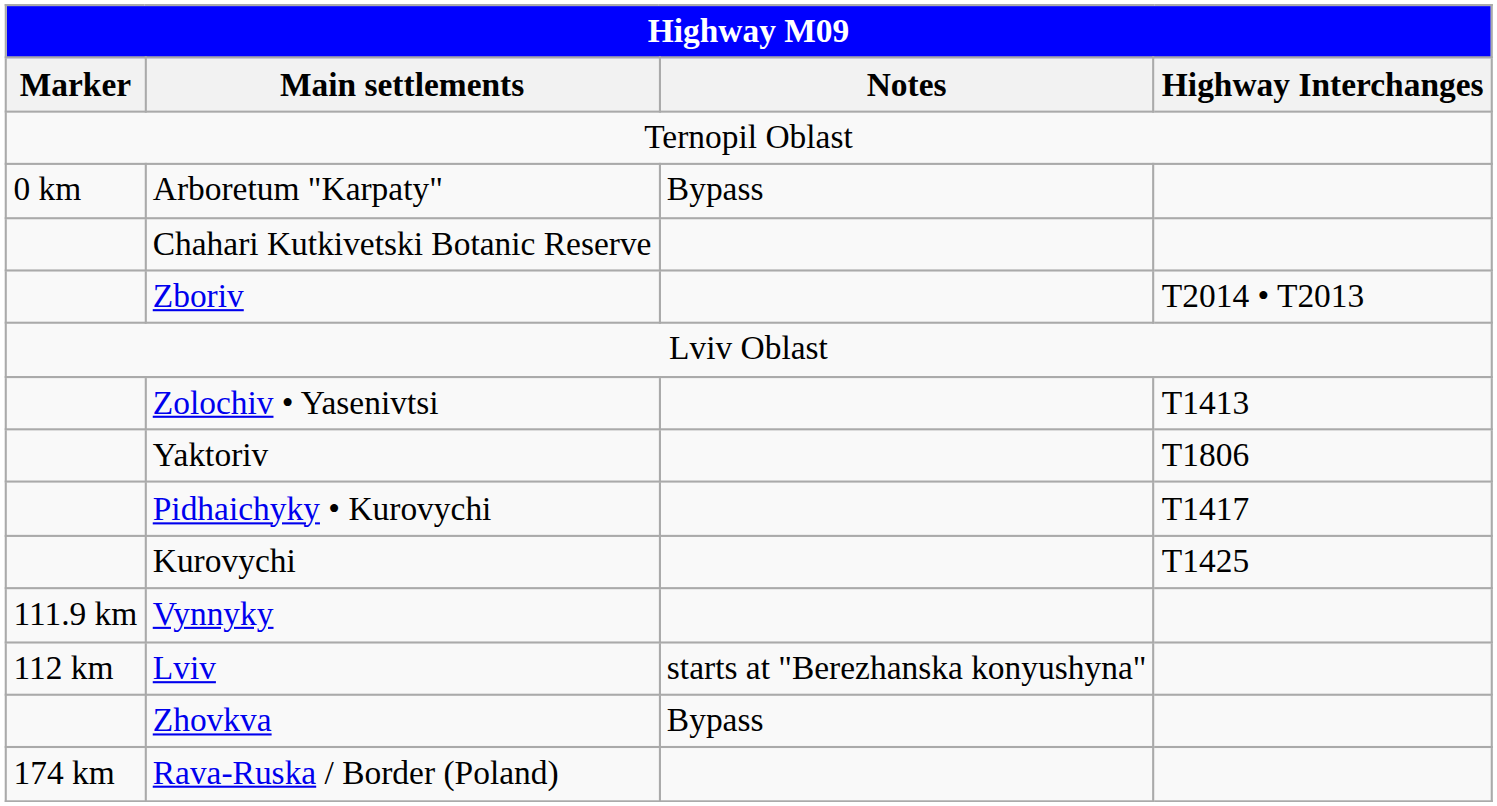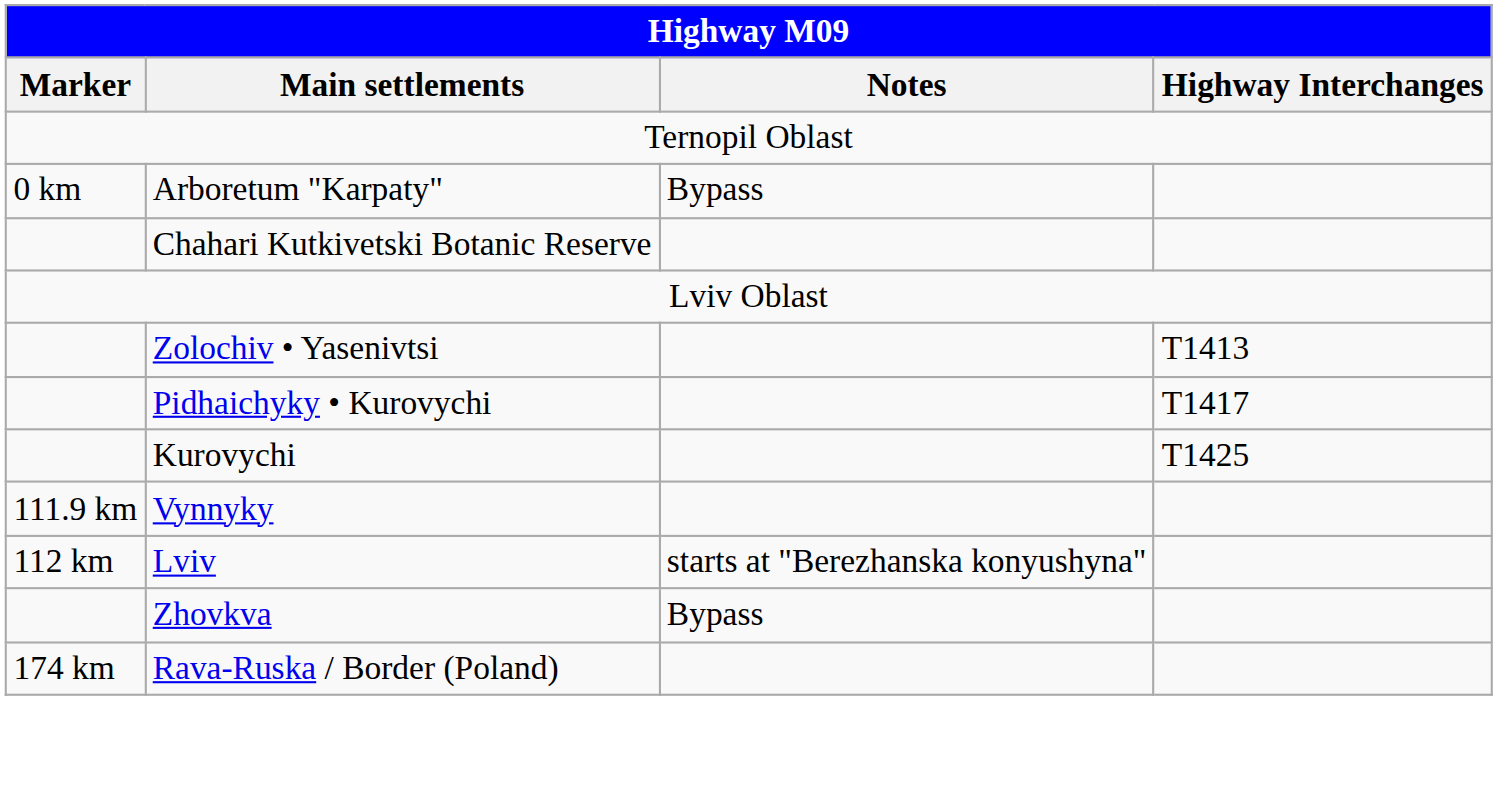- row: (198, 296)
- row: (211, 455)
